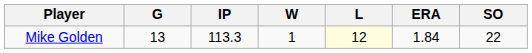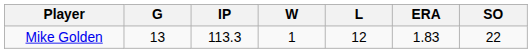(359, 37) lightyellow background -> (359, 37) no background
(426, 37) 1.84 -> (426, 37) 1.83
